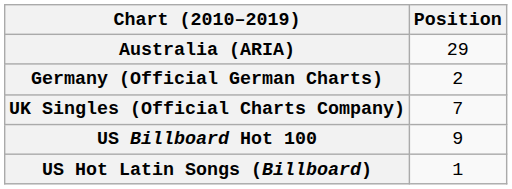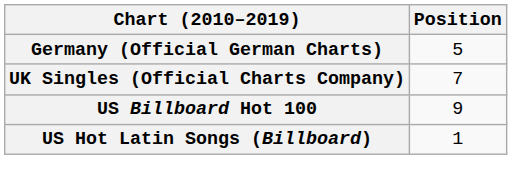- row: (207, 50)
(458, 79) 2 -> (458, 50) 5
